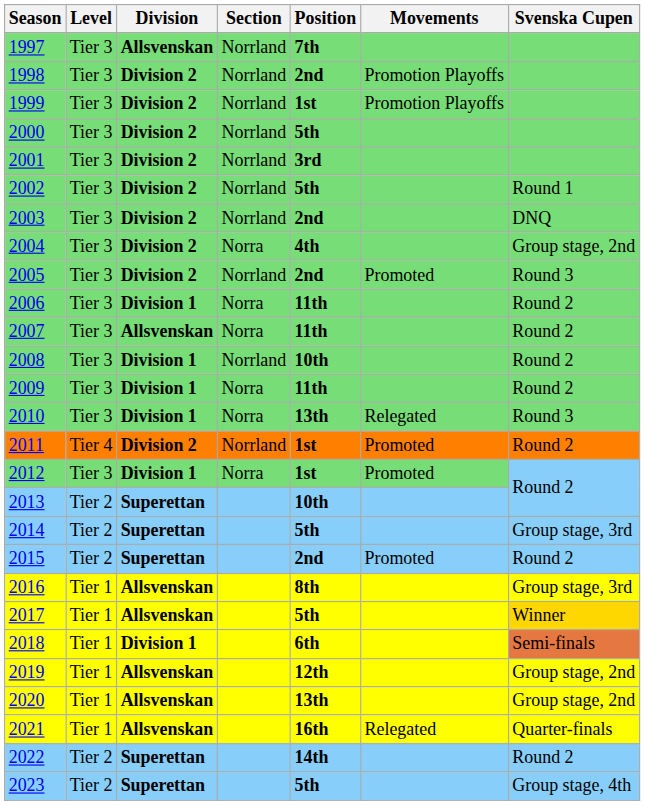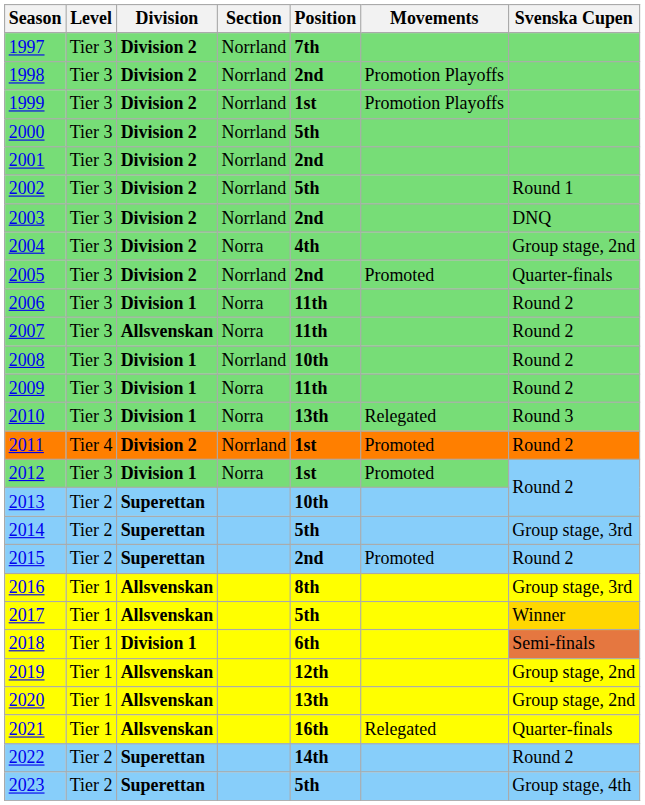(167, 47) Allsvenskan -> (159, 47) Division 2
(308, 160) 3rd -> (309, 160) 2nd
(543, 274) Round 3 -> (562, 274) Quarter-finals
